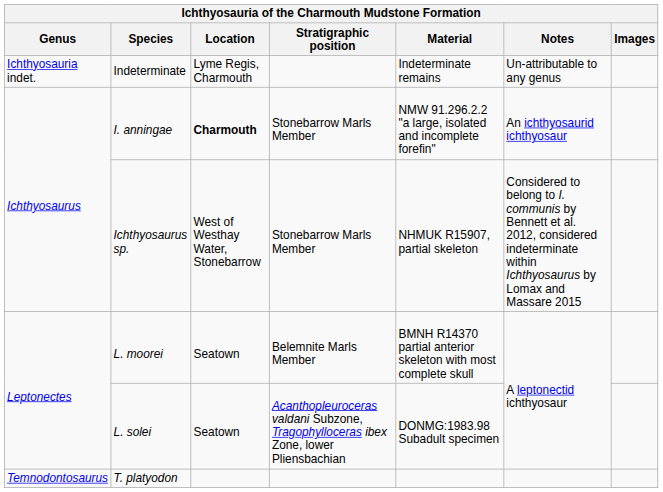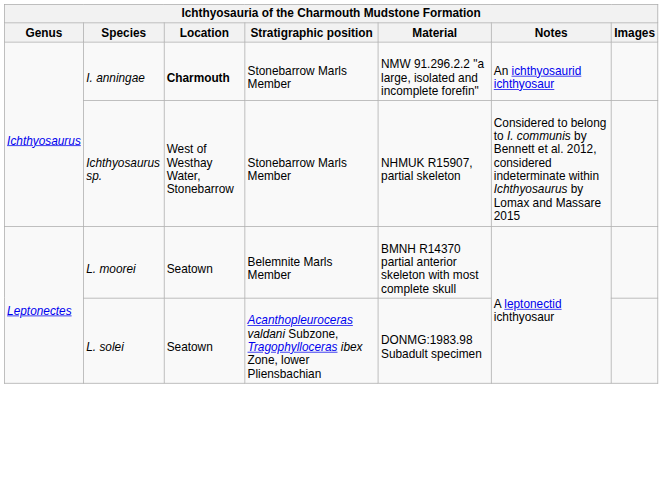- row: (150, 71)
- row: (146, 478)
